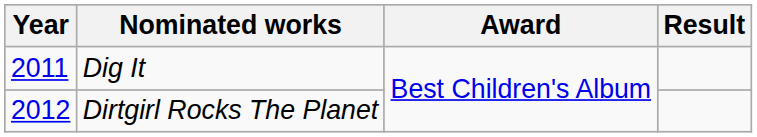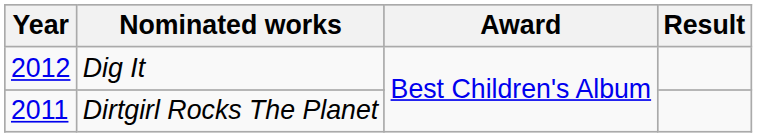(40, 68) 2011 -> (41, 68) 2012
(41, 110) 2012 -> (40, 110) 2011
